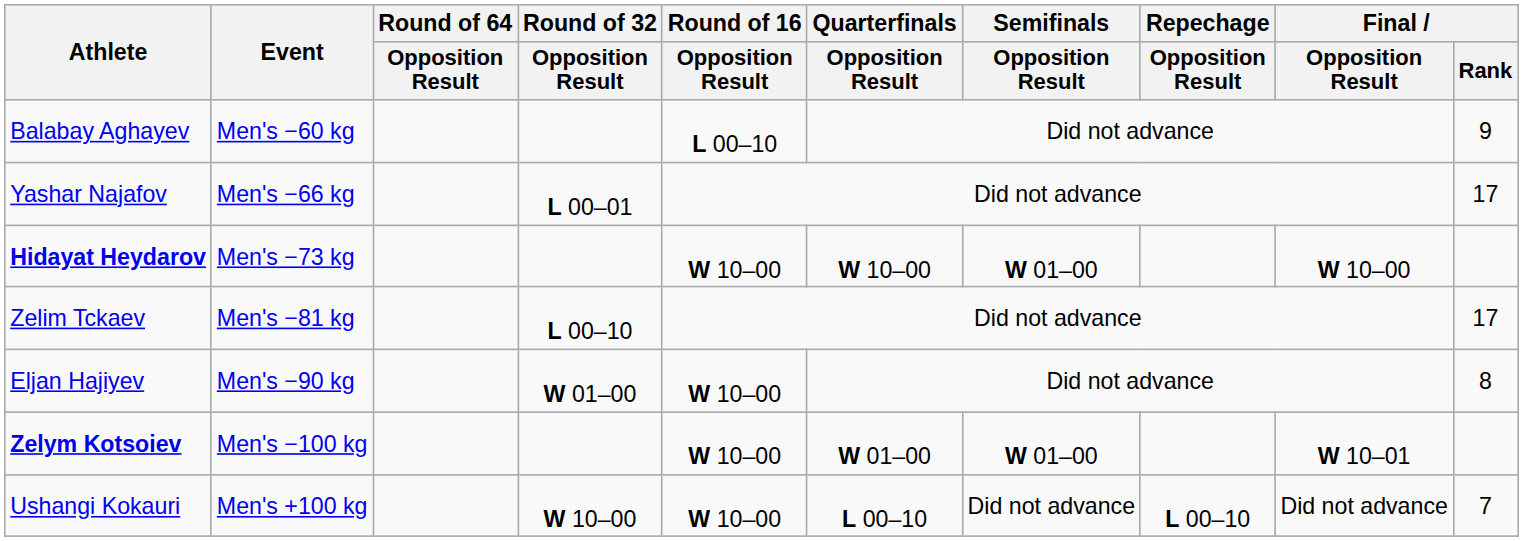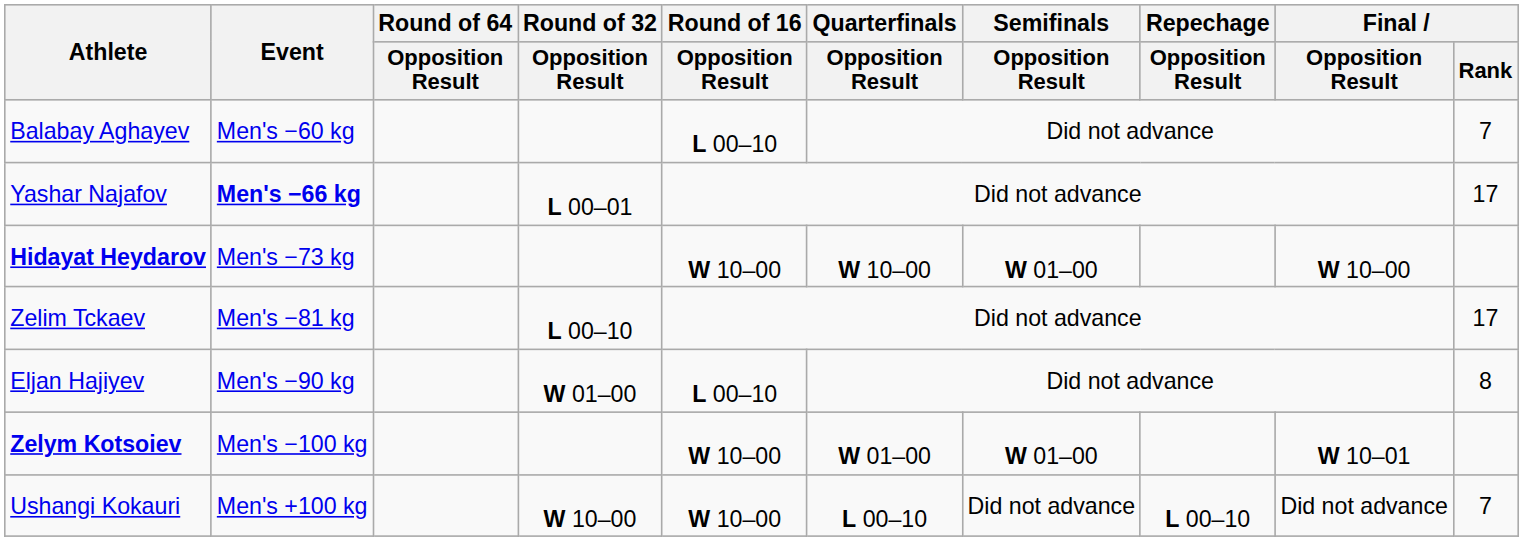(1485, 132) 9 -> (1485, 132) 7
(286, 194) normal -> (289, 194) bold
(735, 394) W 10–00 -> (735, 394) L 00–10
